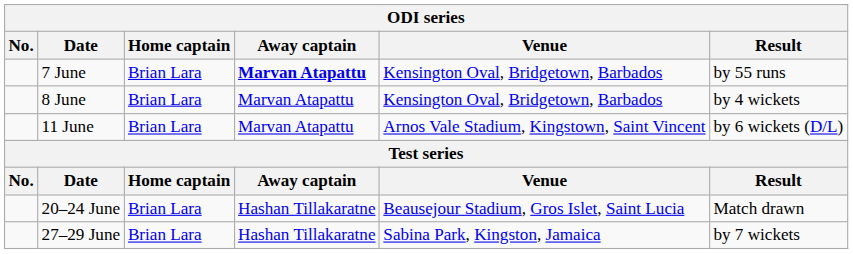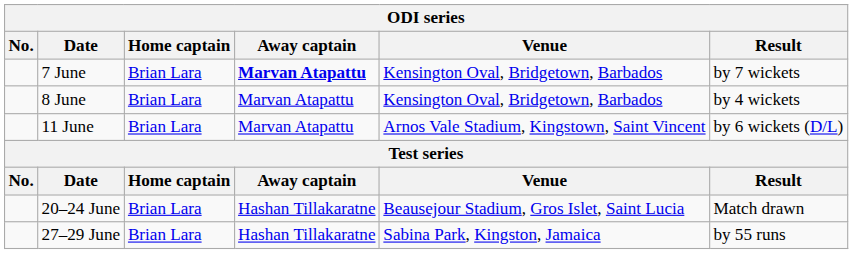(750, 72) by 55 runs -> (757, 72) by 7 wickets
(757, 235) by 7 wickets -> (750, 235) by 55 runs
